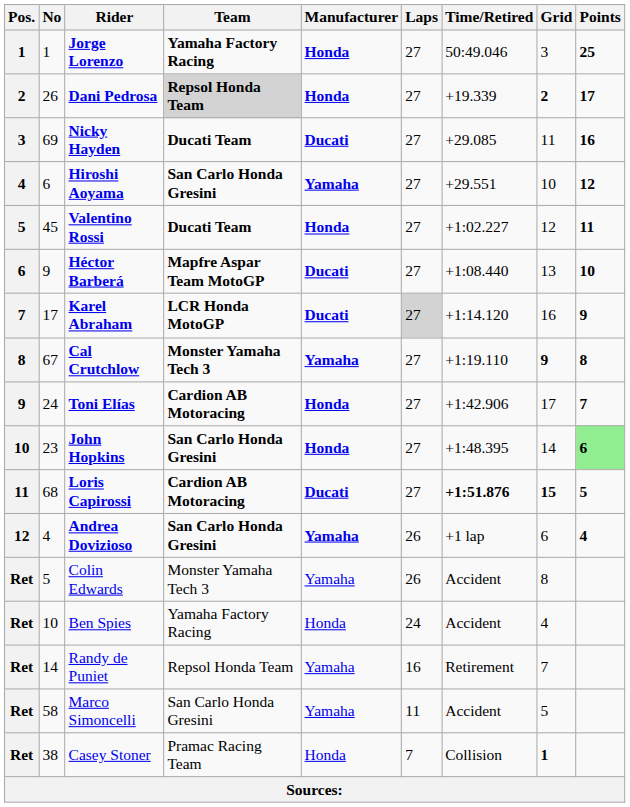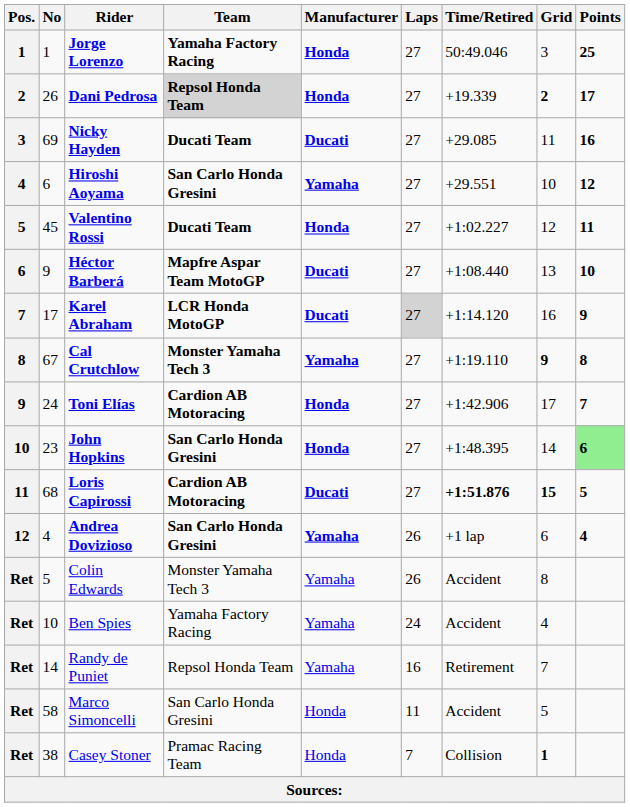(325, 623) Honda -> (330, 623) Yamaha
(330, 711) Yamaha -> (325, 711) Honda
